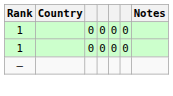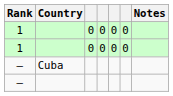+ row: (20, 65)
